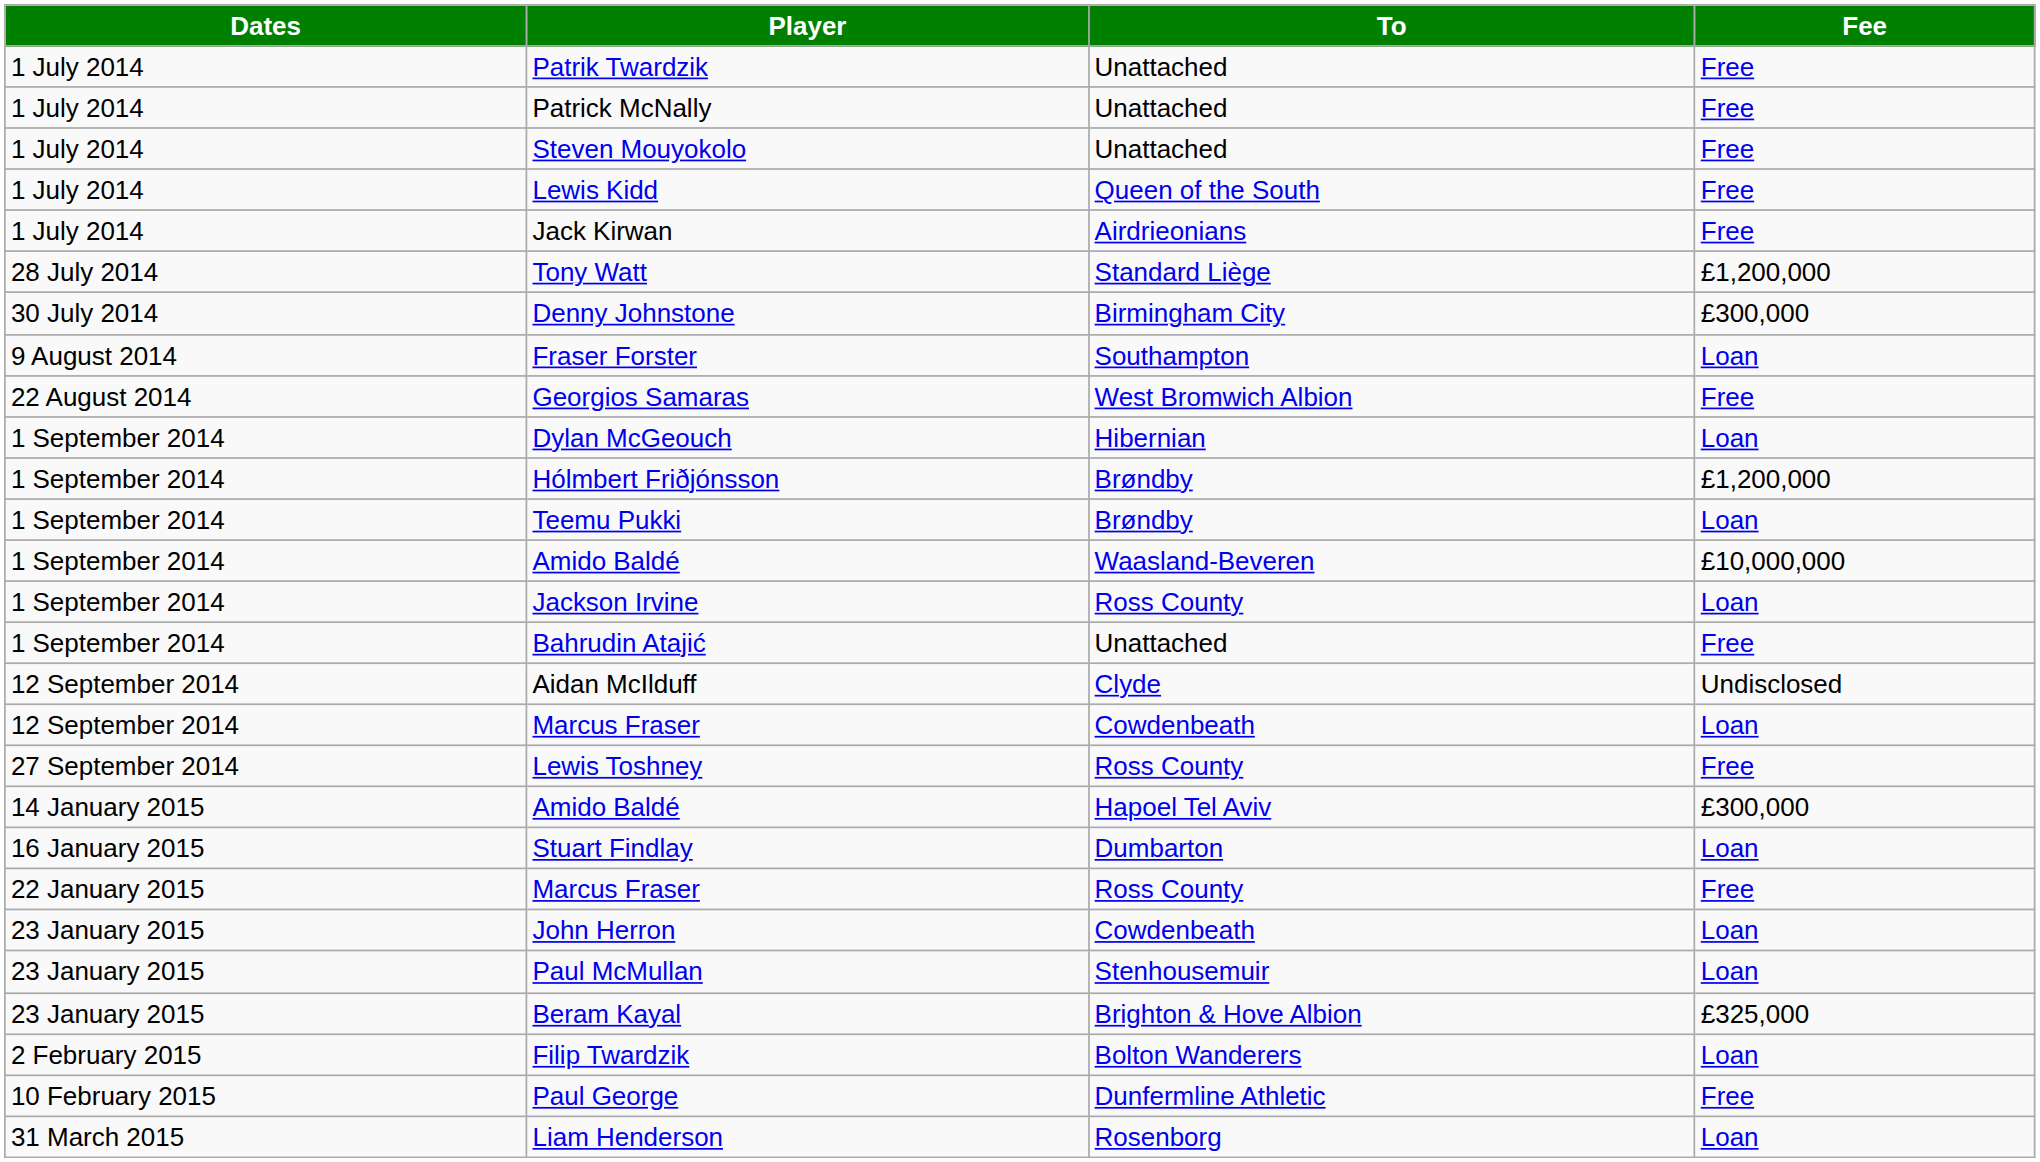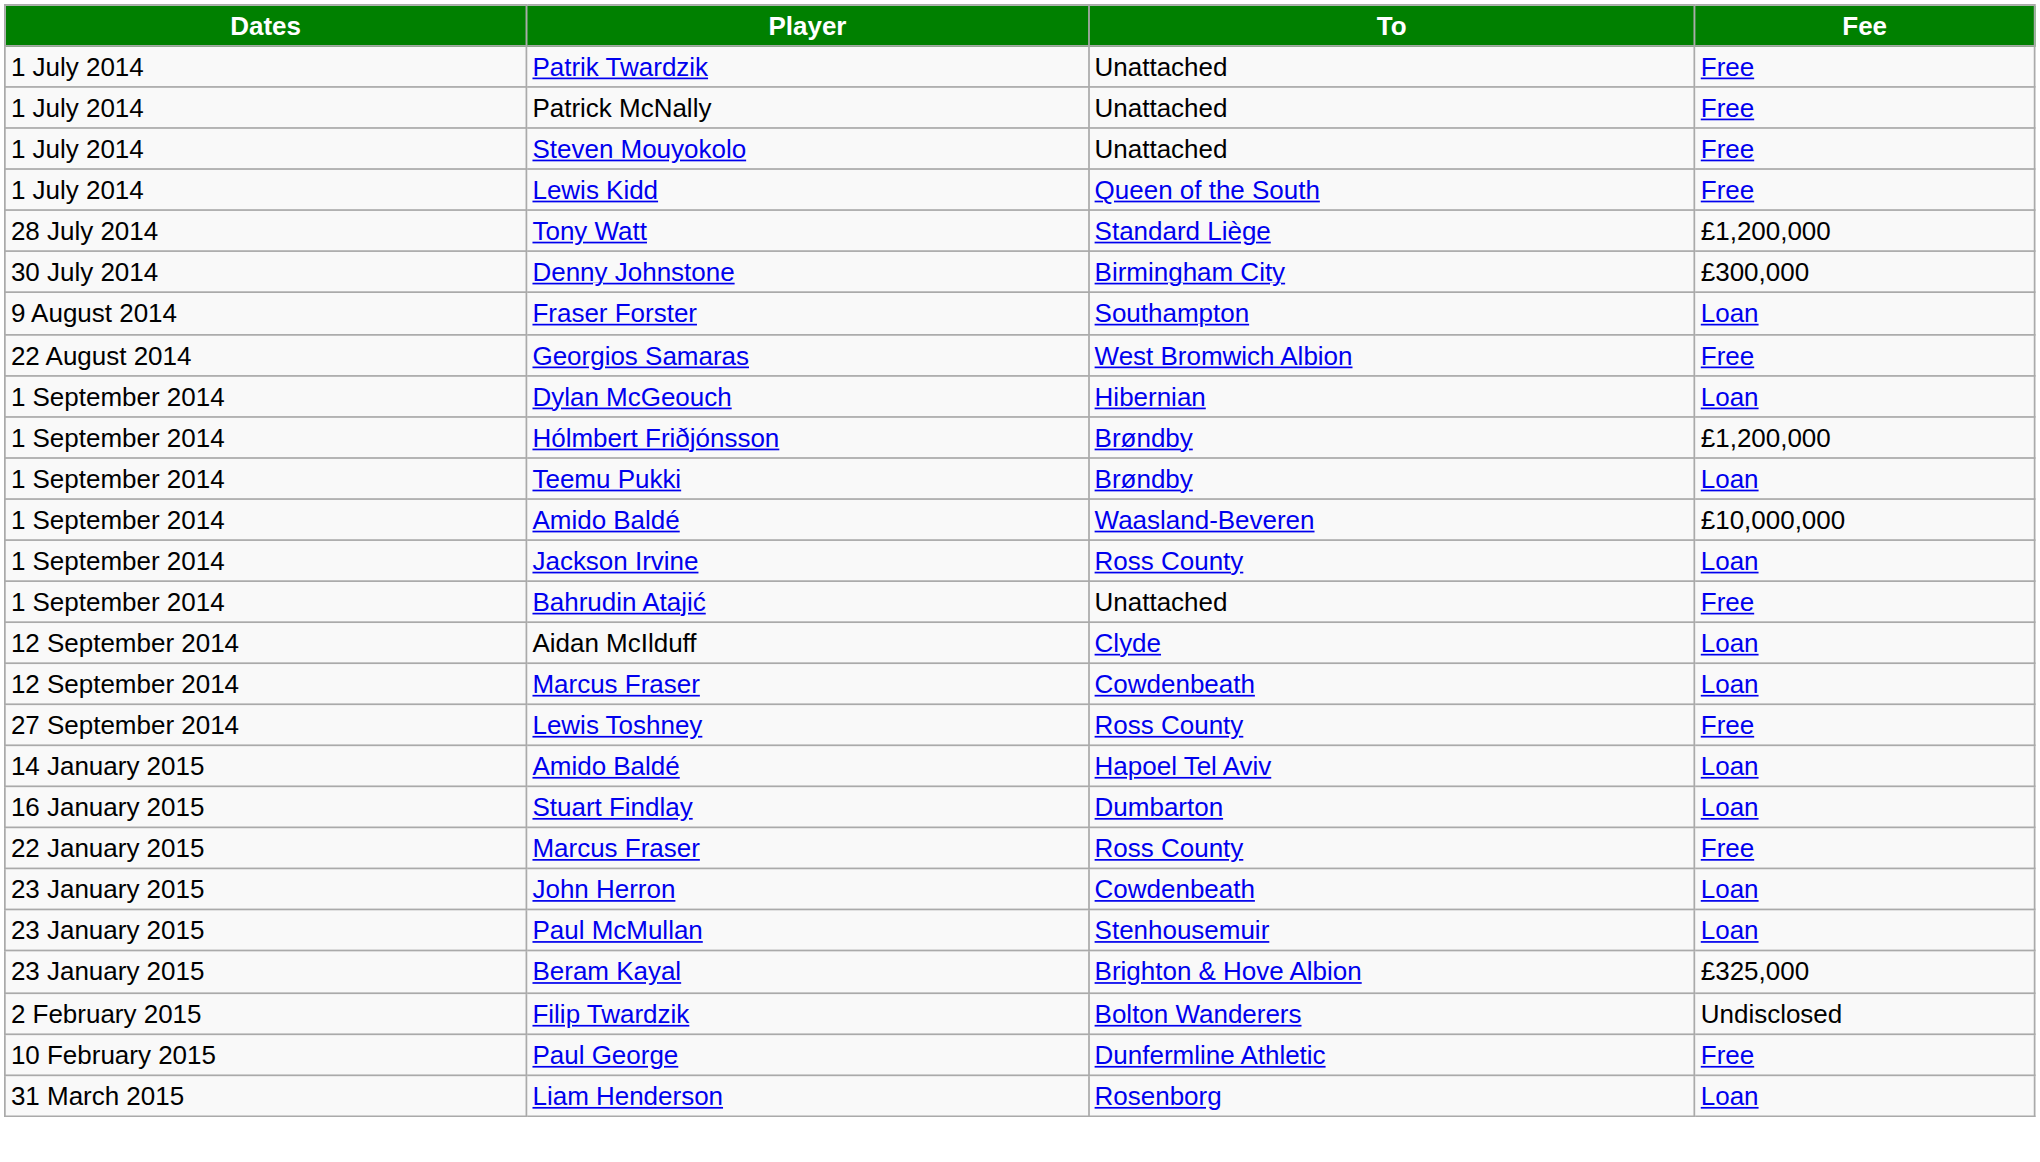- row: (602, 231)
(1772, 684) Undisclosed -> (1730, 643) Loan
(1755, 807) £300,000 -> (1730, 766) Loan
(1730, 1054) Loan -> (1772, 1013) Undisclosed
